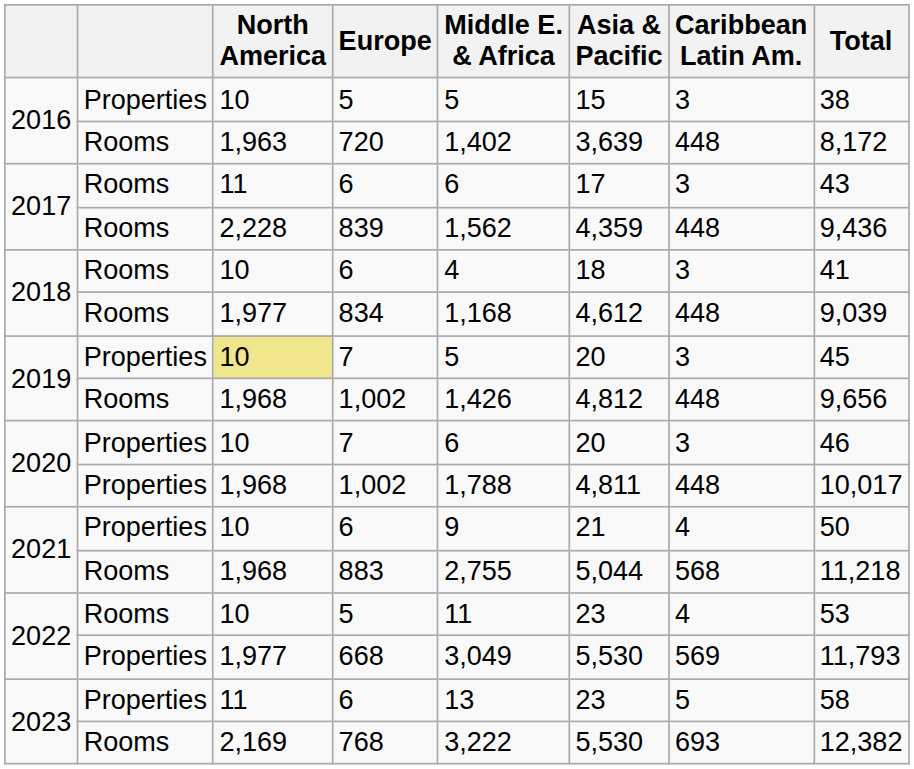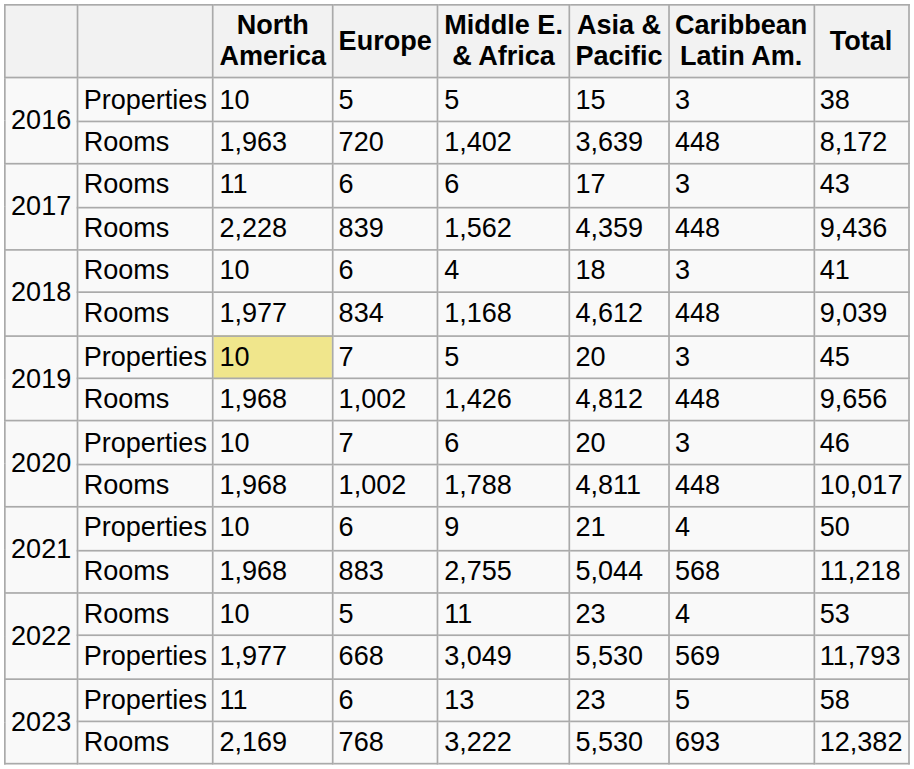(145, 485) Properties -> (127, 485) Rooms
